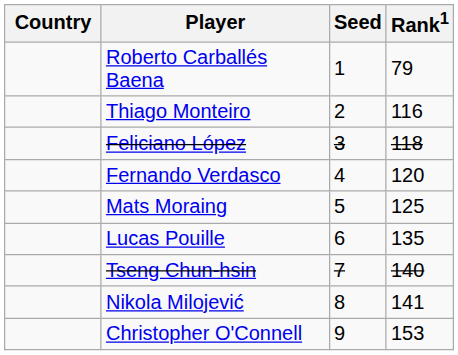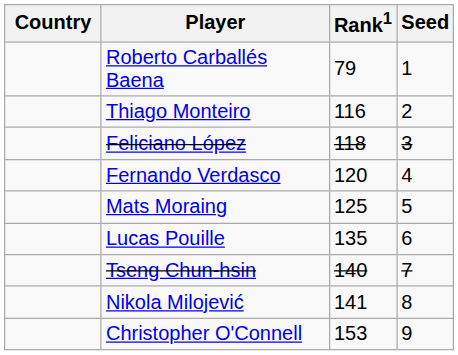columns swapped: (420, 23) <-> (358, 23)
